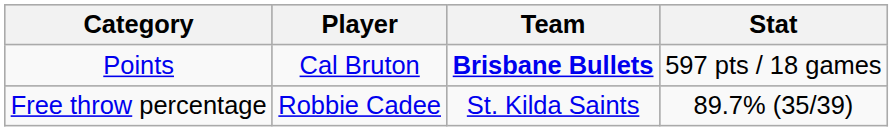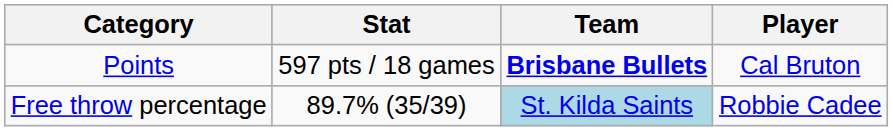columns swapped: (360, 24) <-> (773, 24)
(553, 105) no background -> (607, 105) lightblue background
